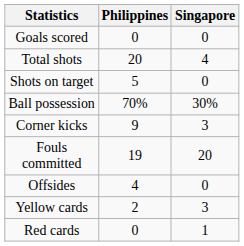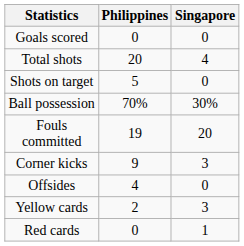rows swapped: (52, 125) <-> (52, 155)
